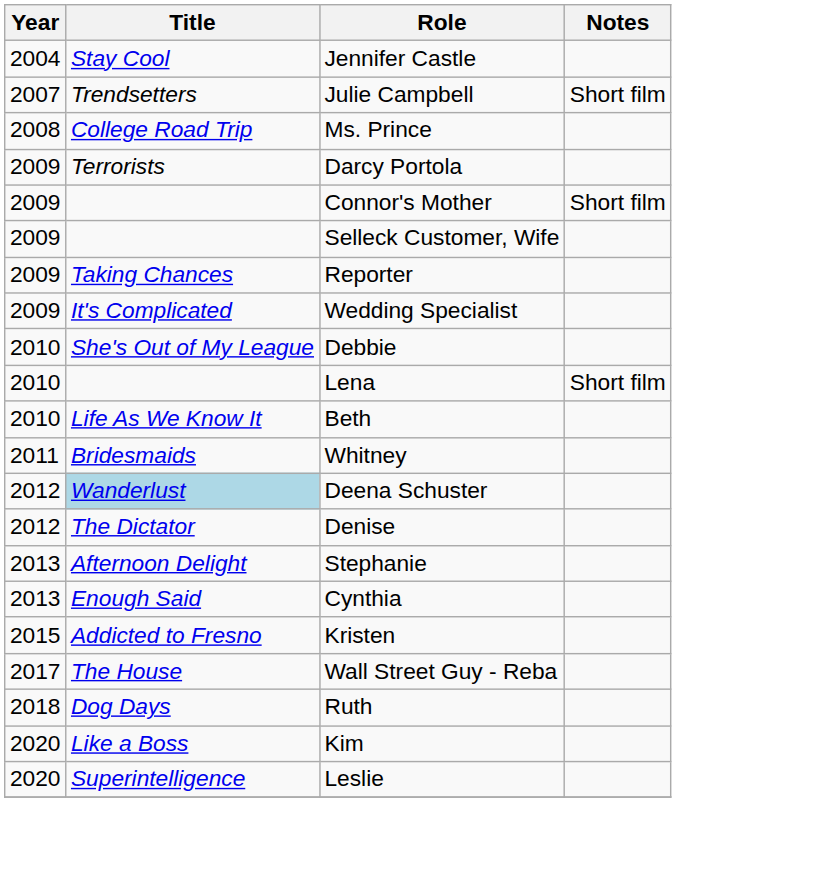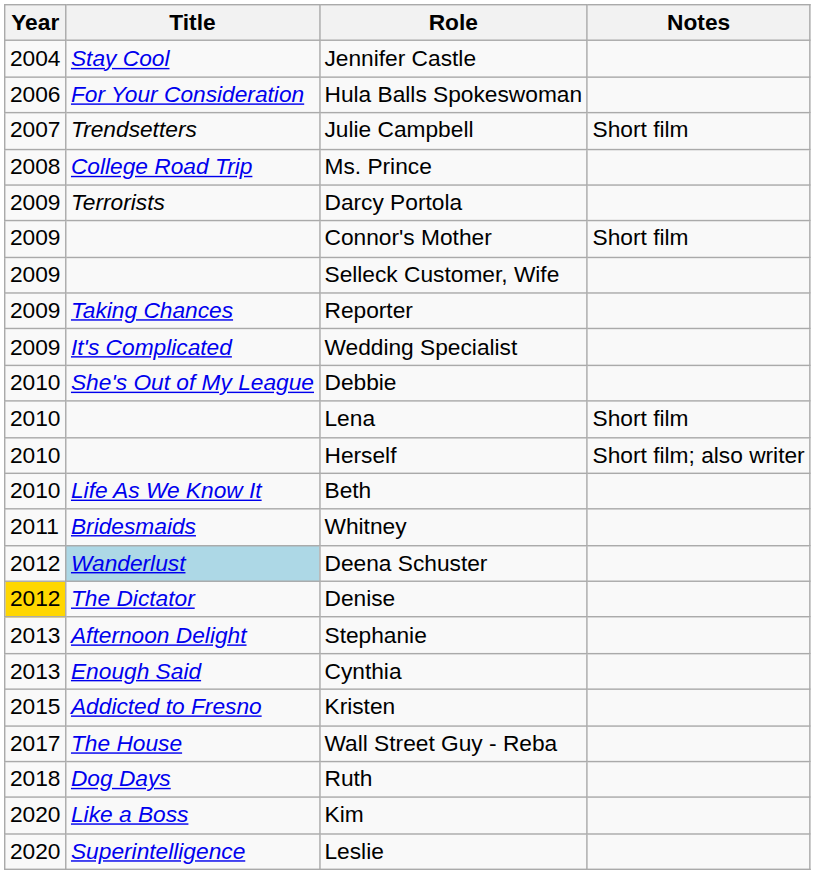+ row: (453, 94)
+ row: (360, 454)
(35, 526) no background -> (35, 599) gold background
